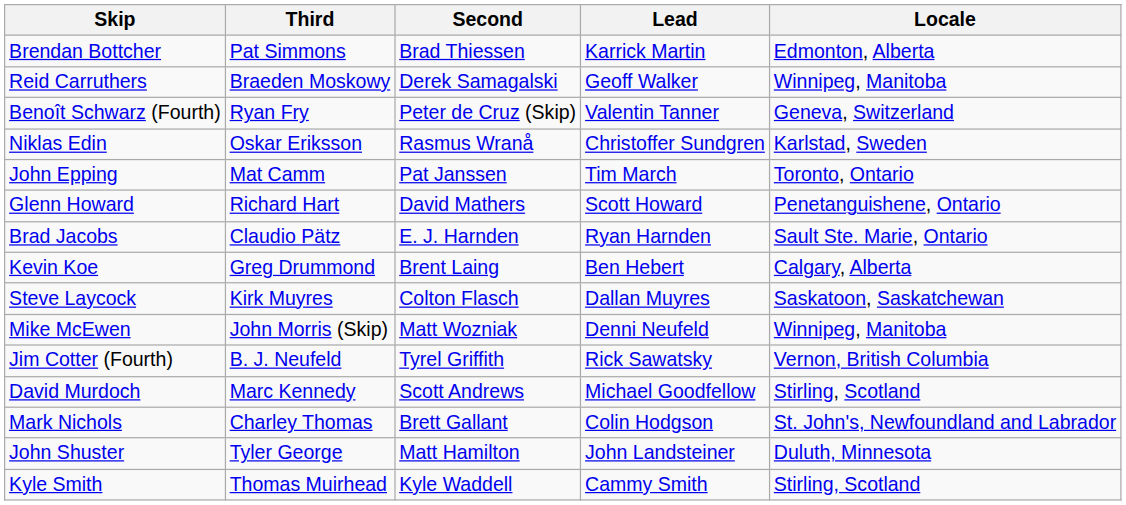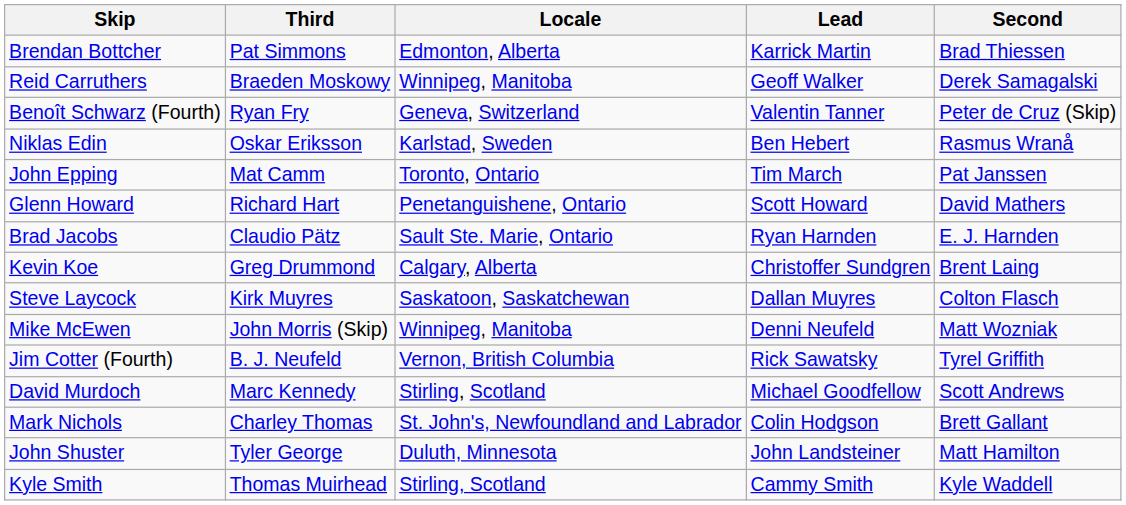columns swapped: (488, 19) <-> (945, 19)
(675, 143) Christoffer Sundgren -> (800, 143) Ben Hebert
(634, 267) Ben Hebert -> (840, 267) Christoffer Sundgren
